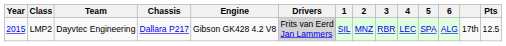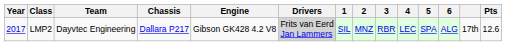(16, 29) 2015 -> (16, 29) 2017
(491, 29) 12.5 -> (491, 29) 12.6
